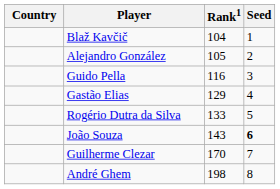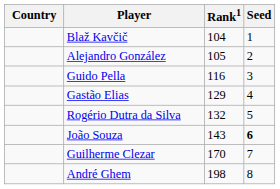(216, 115) 133 -> (216, 115) 132
